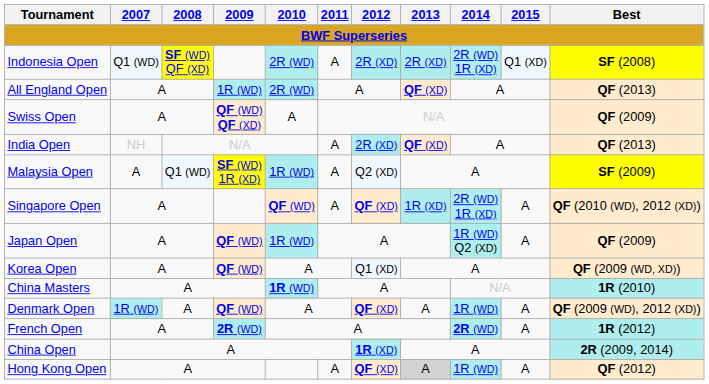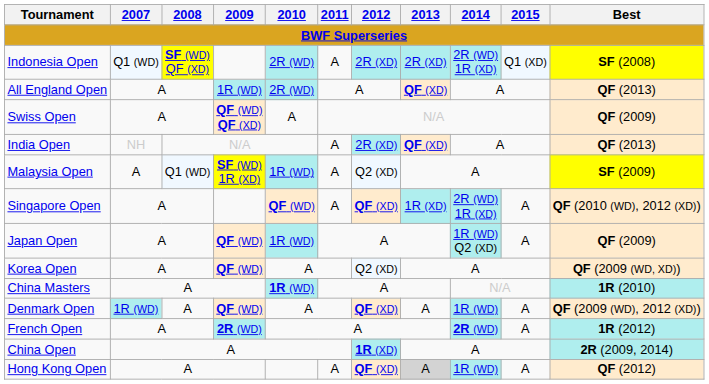(376, 268) Q1 (XD) -> (376, 268) Q2 (XD)
